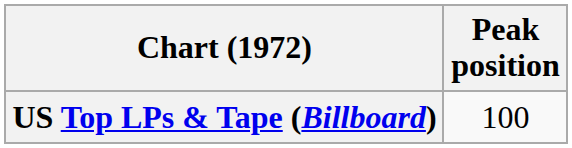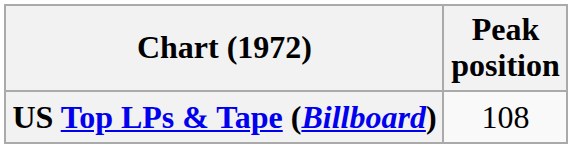(506, 116) 100 -> (506, 116) 108
